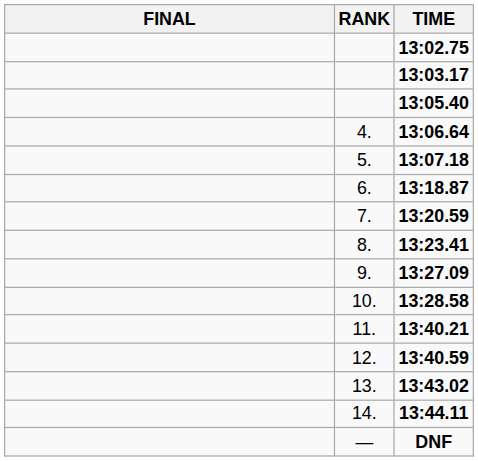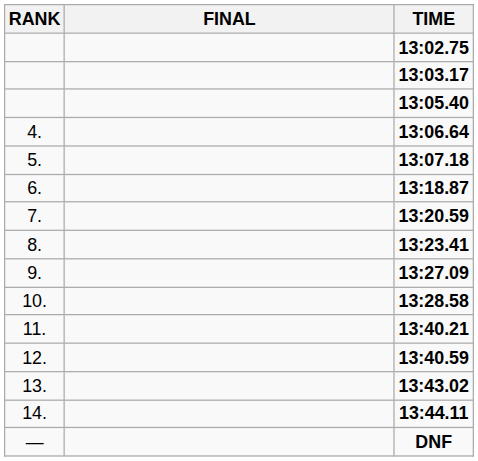columns swapped: (364, 19) <-> (170, 19)
